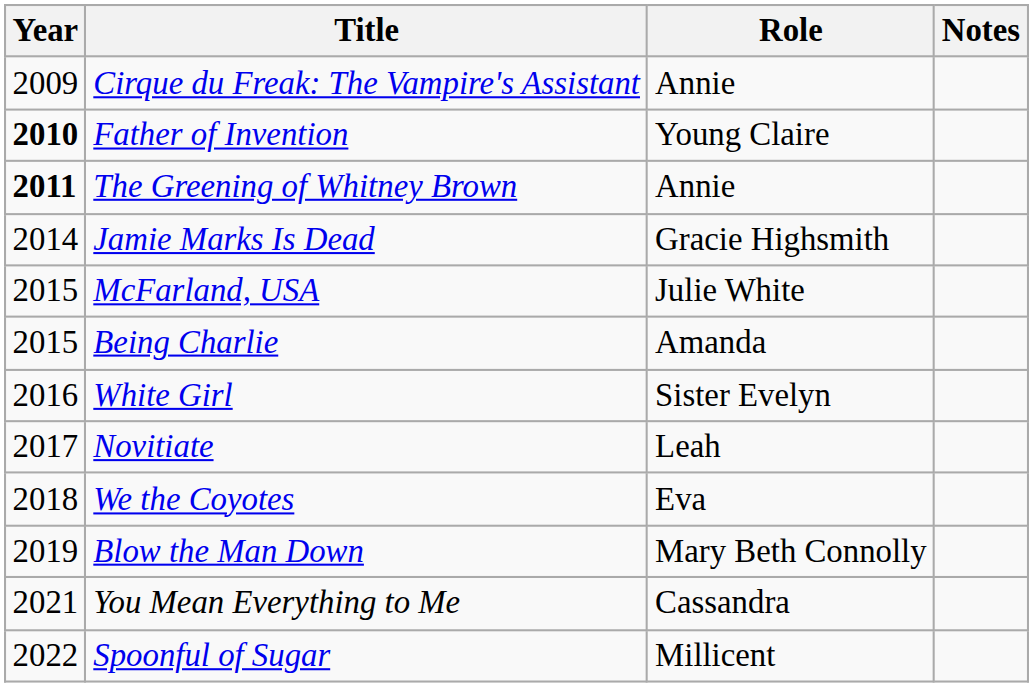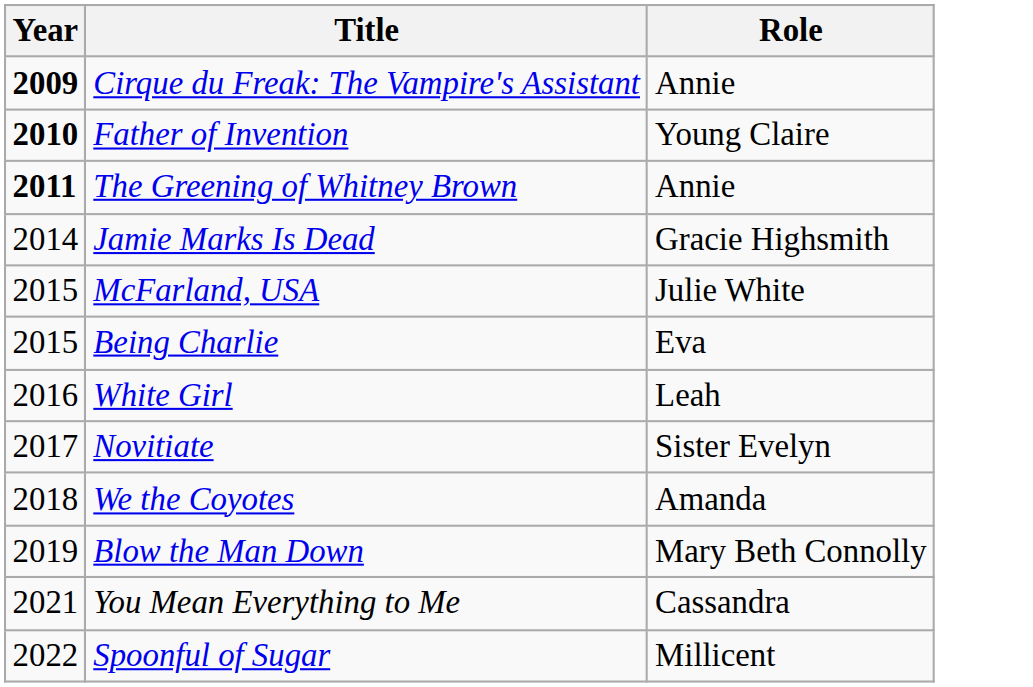- column: (981, 30)
(45, 82) normal -> (45, 82) bold
(711, 342) Amanda -> (681, 342) Eva
(743, 394) Sister Evelyn -> (688, 394) Leah
(688, 446) Leah -> (743, 446) Sister Evelyn
(681, 498) Eva -> (711, 498) Amanda
